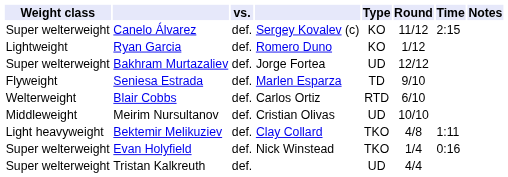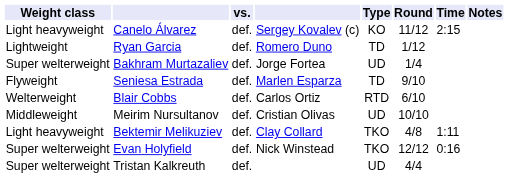(58, 30) Super welterweight -> (55, 30) Light heavyweight
(377, 47) KO -> (377, 47) TD
(413, 64) 12/12 -> (413, 64) 1/4
(413, 149) 1/4 -> (413, 149) 12/12
